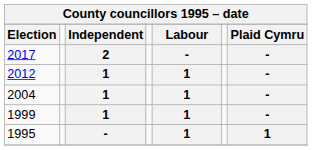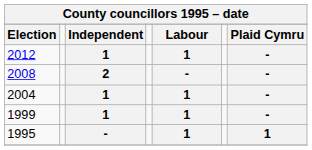- row: (21, 54)
+ row: (21, 74)
